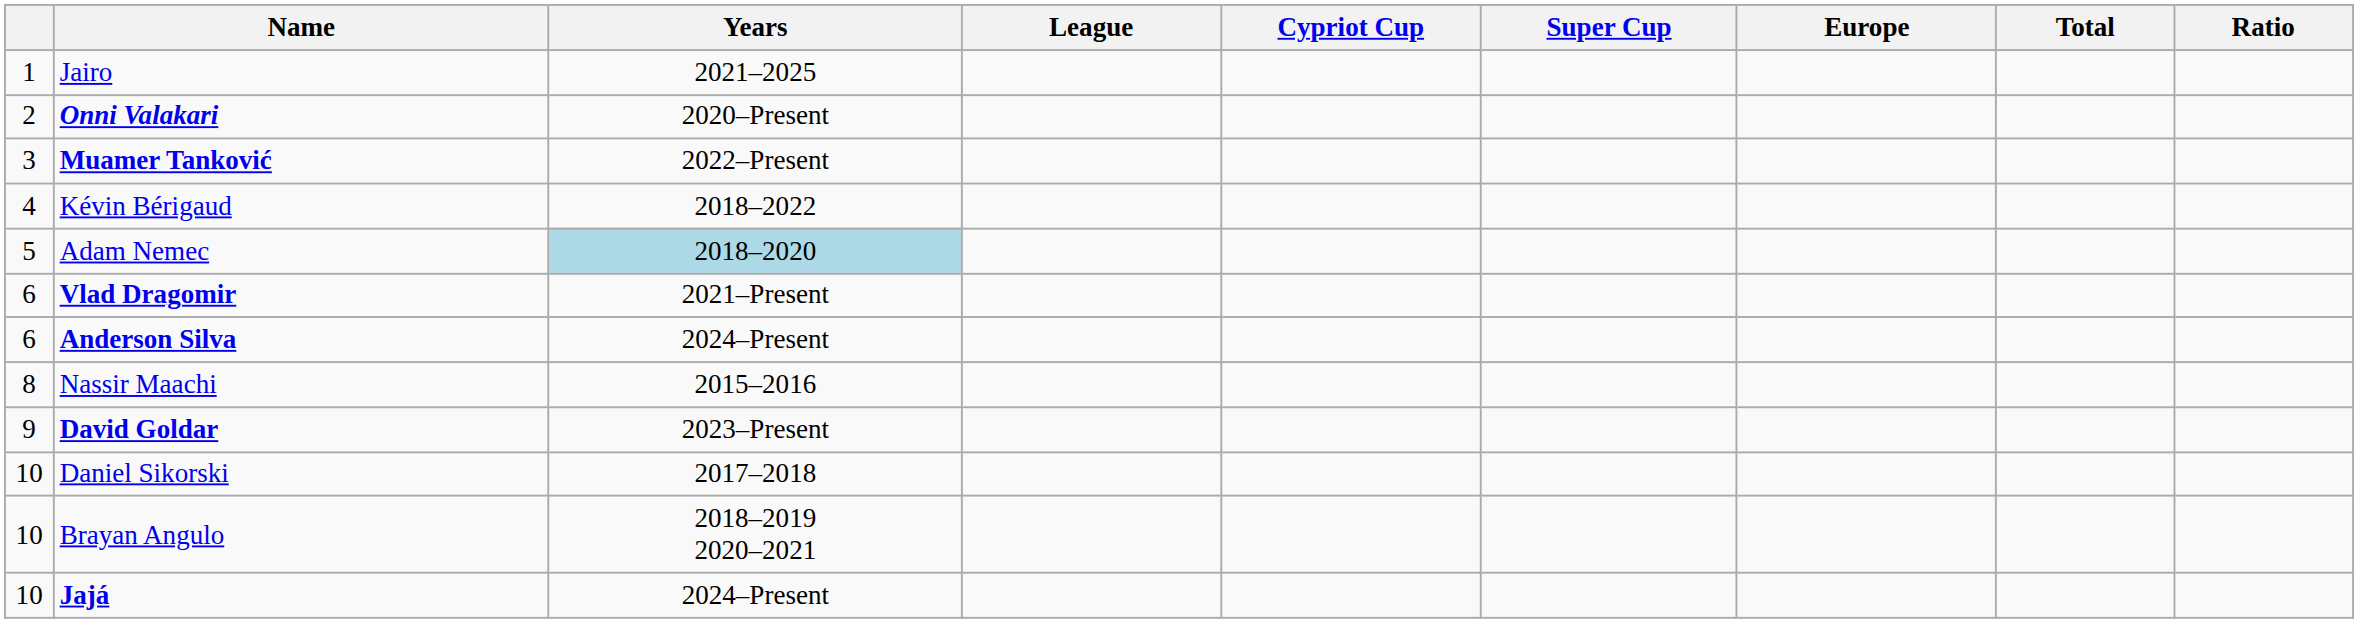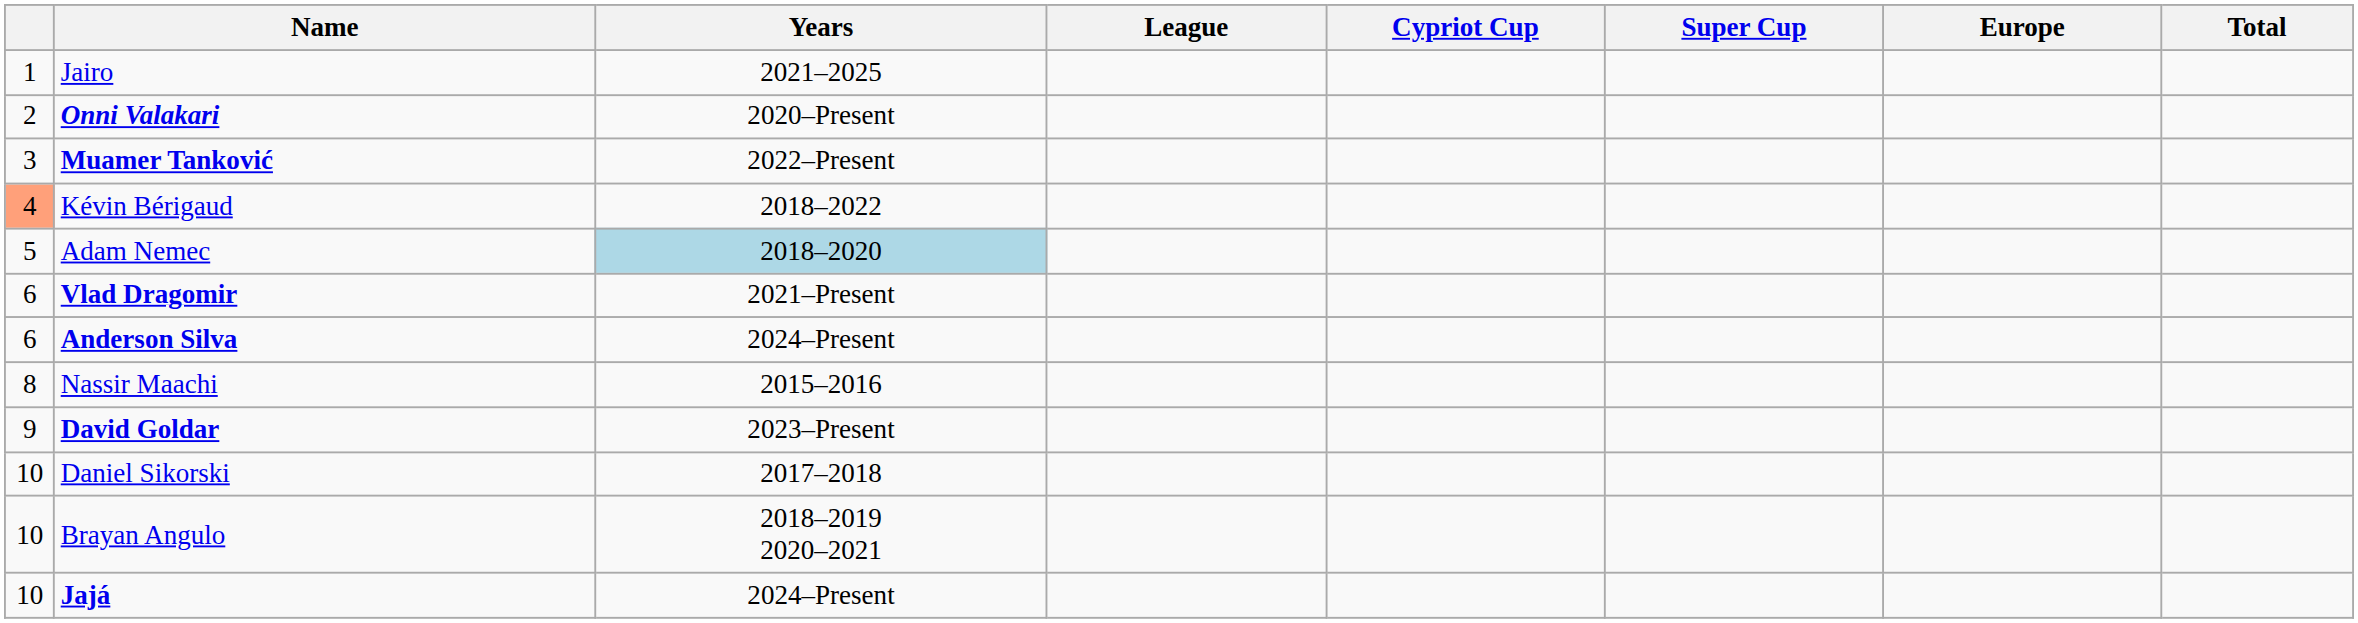- column: (2263, 27)
(29, 205) no background -> (30, 205) lightsalmon background
